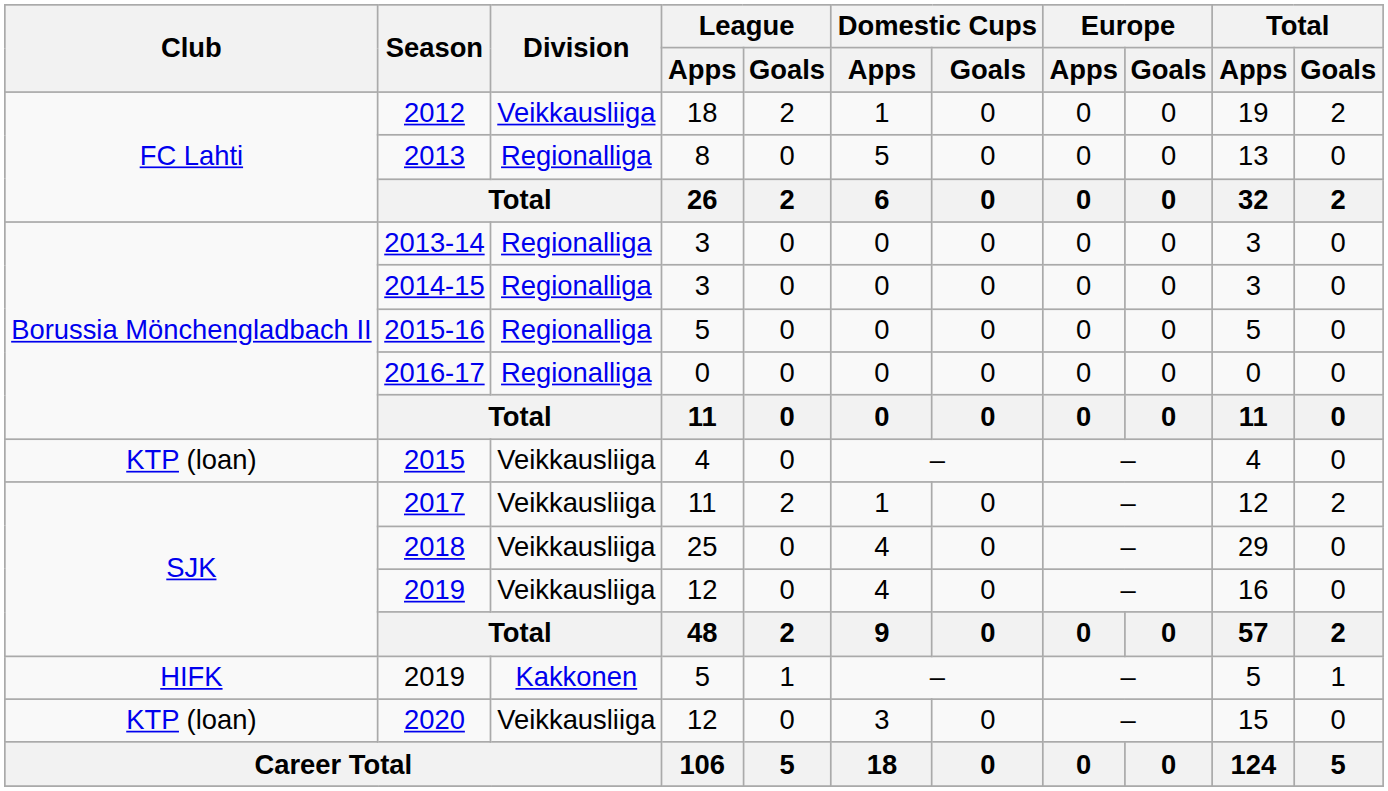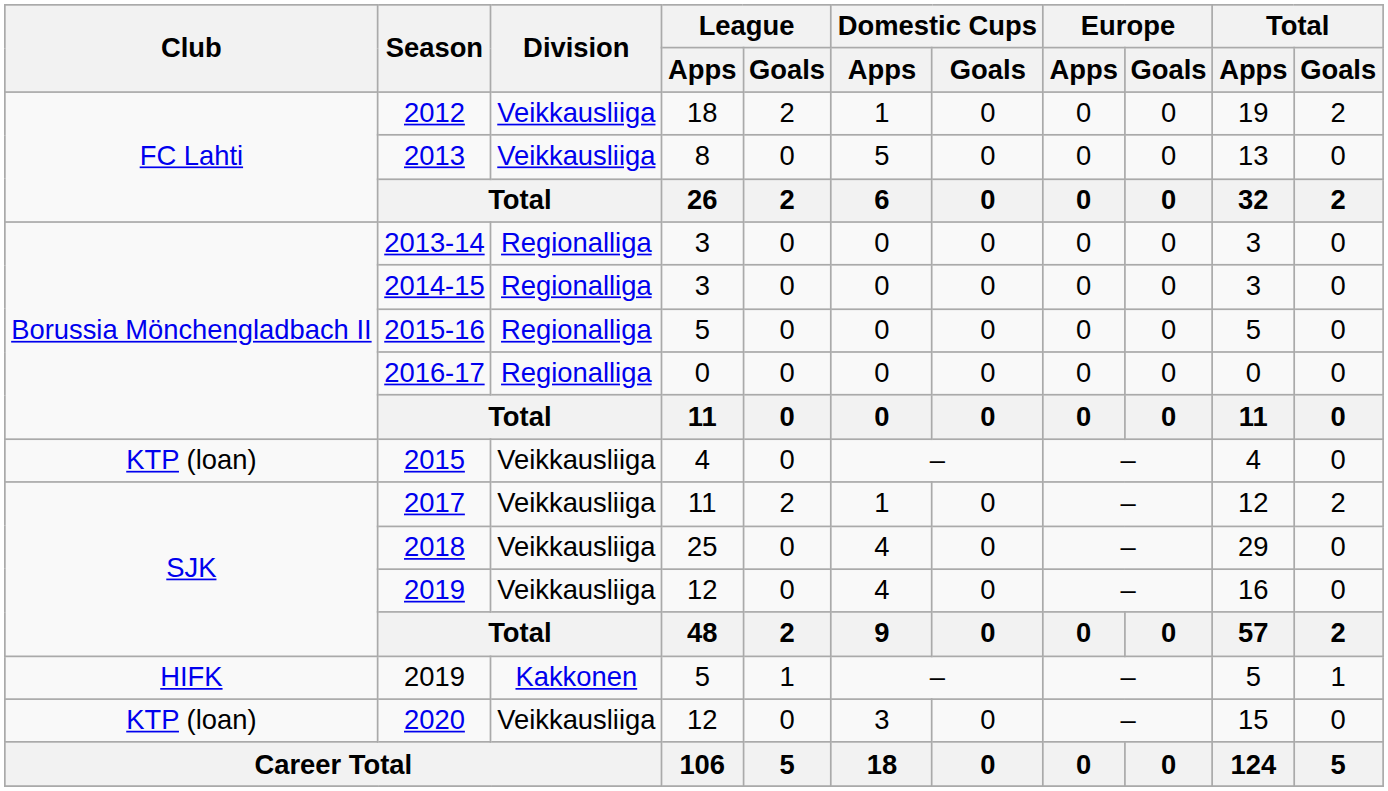(576, 156) Regionalliga -> (576, 156) Veikkausliiga
